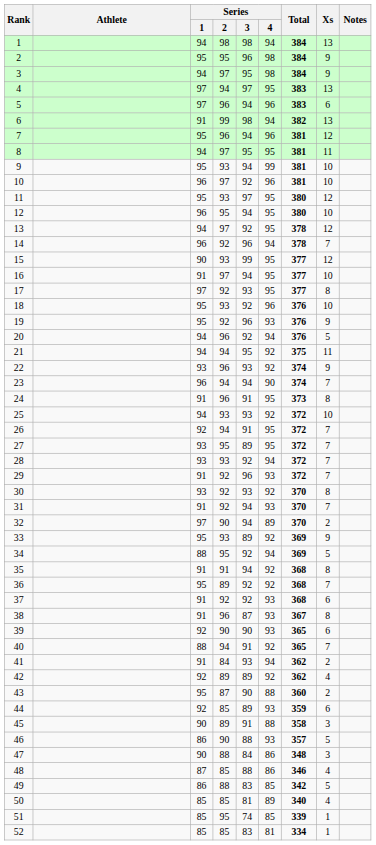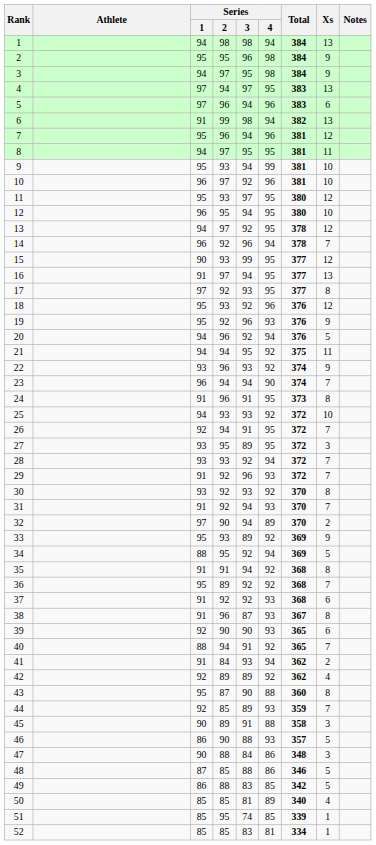(328, 275) 10 -> (328, 275) 13
(328, 306) 10 -> (328, 306) 12
(328, 445) 7 -> (328, 445) 3
(328, 693) 2 -> (328, 693) 8
(328, 708) 6 -> (328, 708) 7
(328, 770) 4 -> (328, 770) 5
